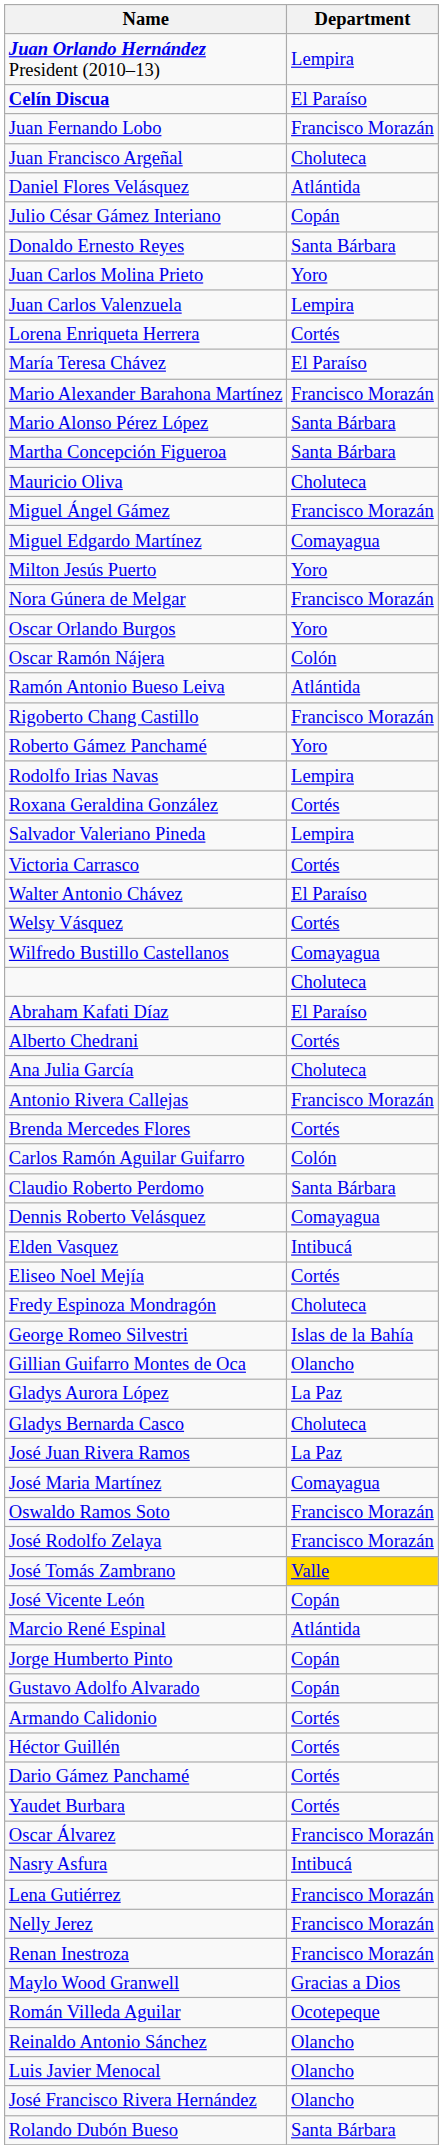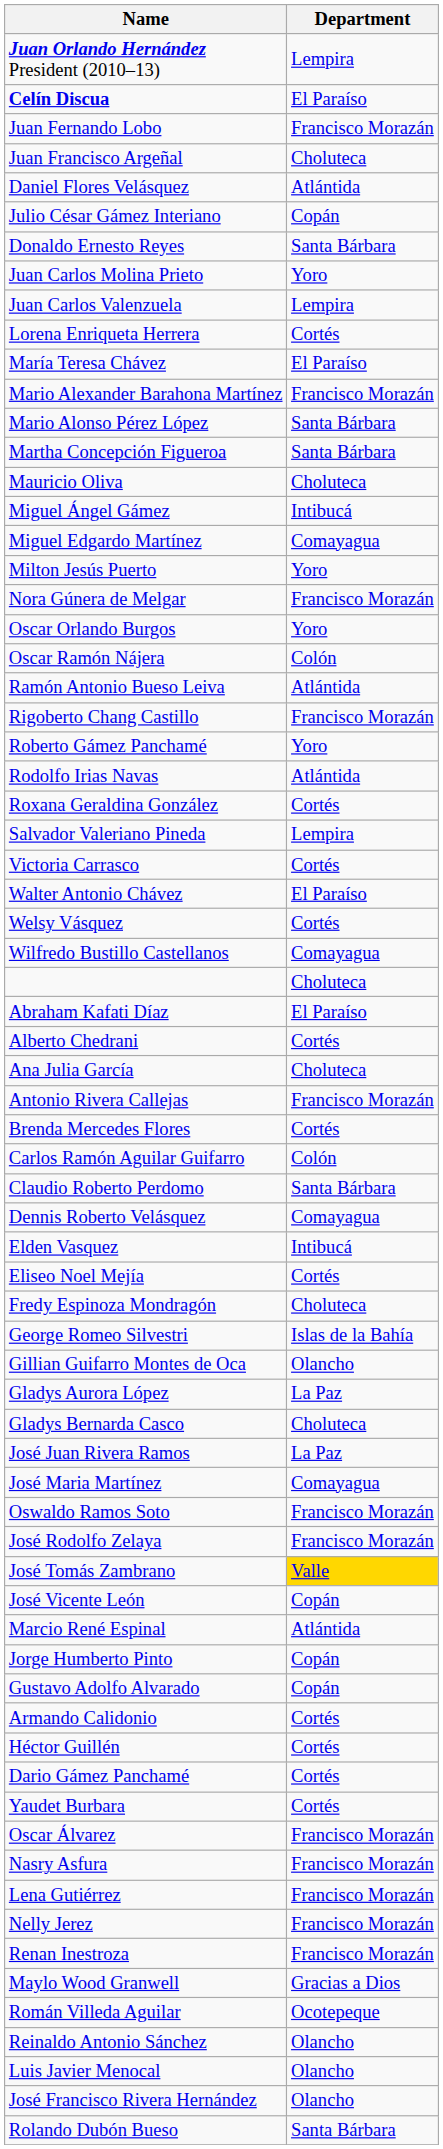(362, 511) Francisco Morazán -> (321, 511) Intibucá
(323, 775) Lempira -> (326, 775) Atlántida
(321, 1865) Intibucá -> (362, 1865) Francisco Morazán
